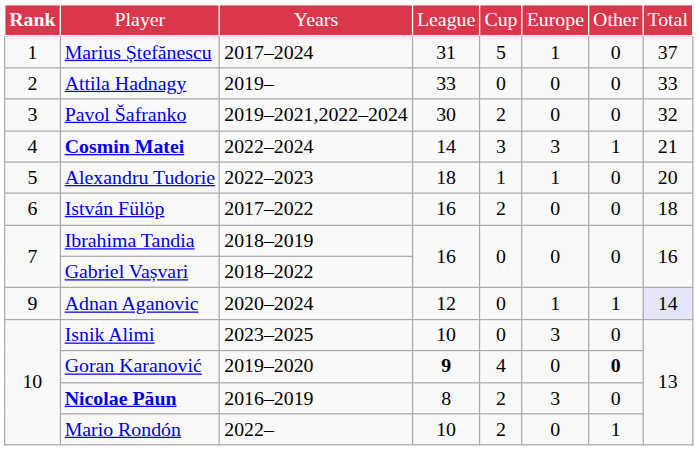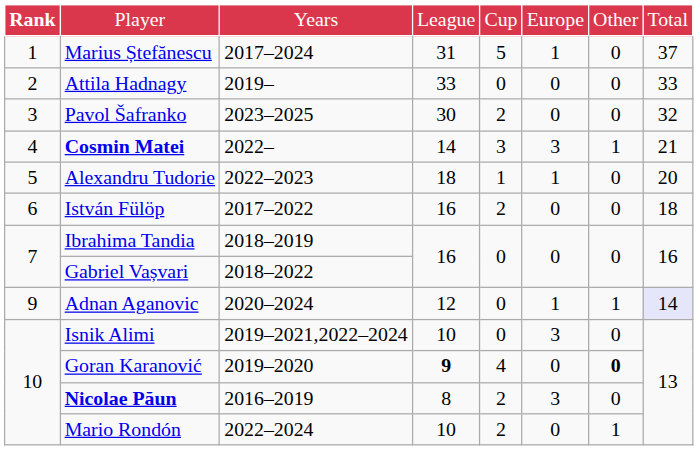(316, 114) 2019–2021,2022–2024 -> (269, 114) 2023–2025
(269, 146) 2022–2024 -> (249, 146) 2022–
(269, 334) 2023–2025 -> (316, 334) 2019–2021,2022–2024
(249, 429) 2022– -> (269, 429) 2022–2024
